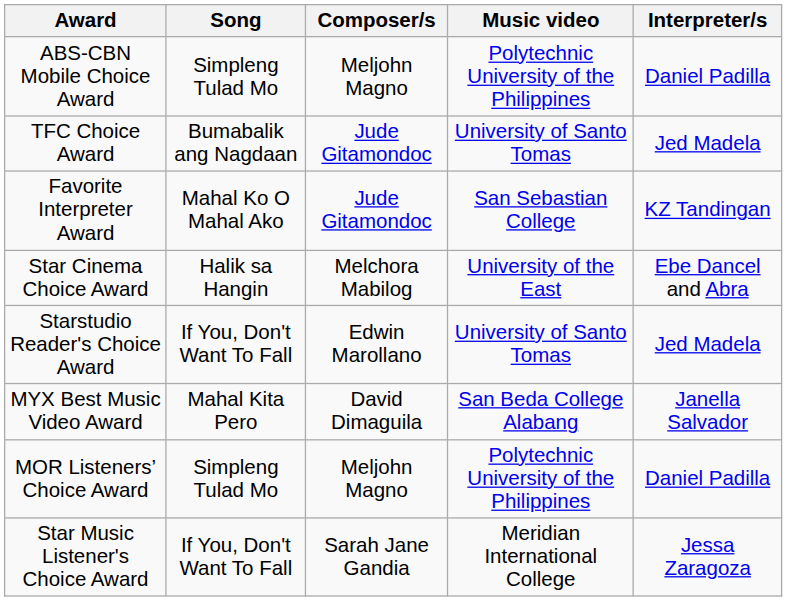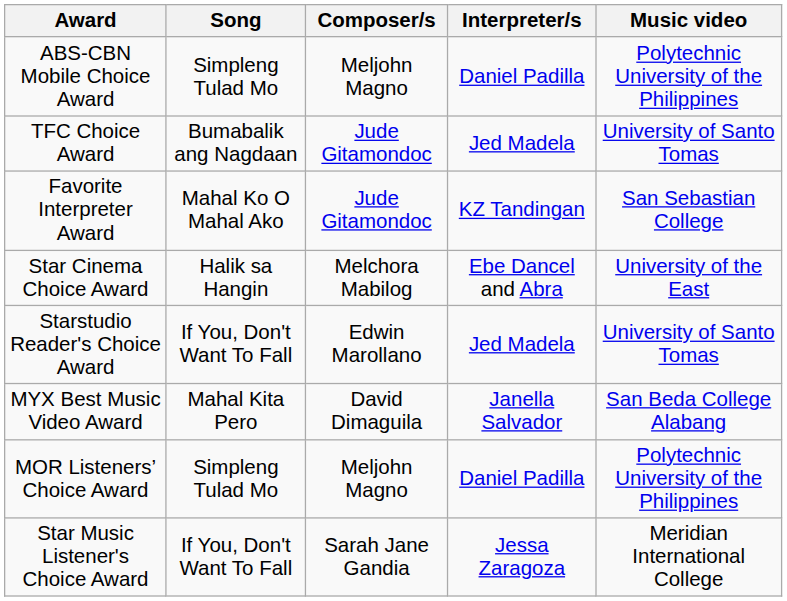columns swapped: (708, 20) <-> (541, 20)
